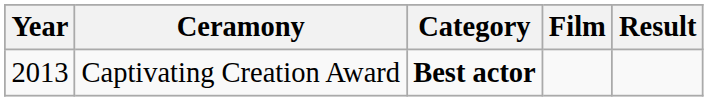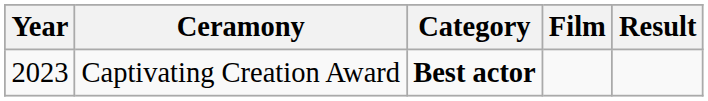(40, 72) 2013 -> (40, 72) 2023
